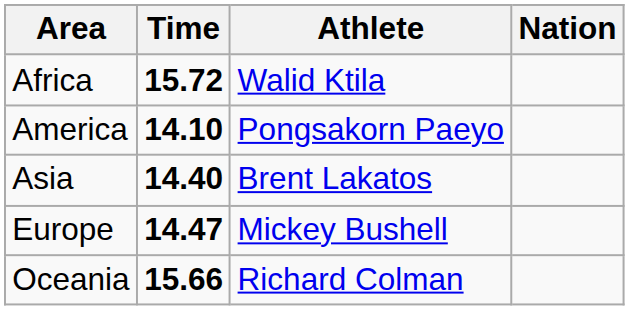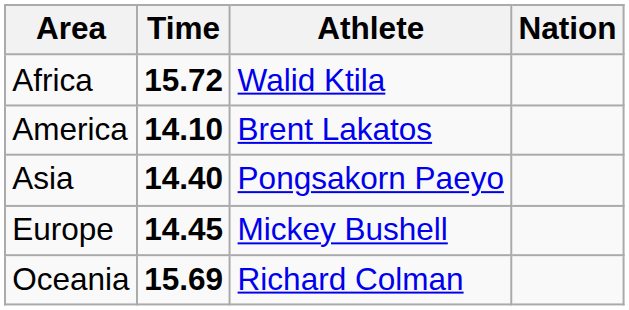(371, 129) Pongsakorn Paeyo -> (335, 129) Brent Lakatos
(335, 179) Brent Lakatos -> (371, 179) Pongsakorn Paeyo
(184, 229) 14.47 -> (184, 229) 14.45
(184, 279) 15.66 -> (184, 279) 15.69
